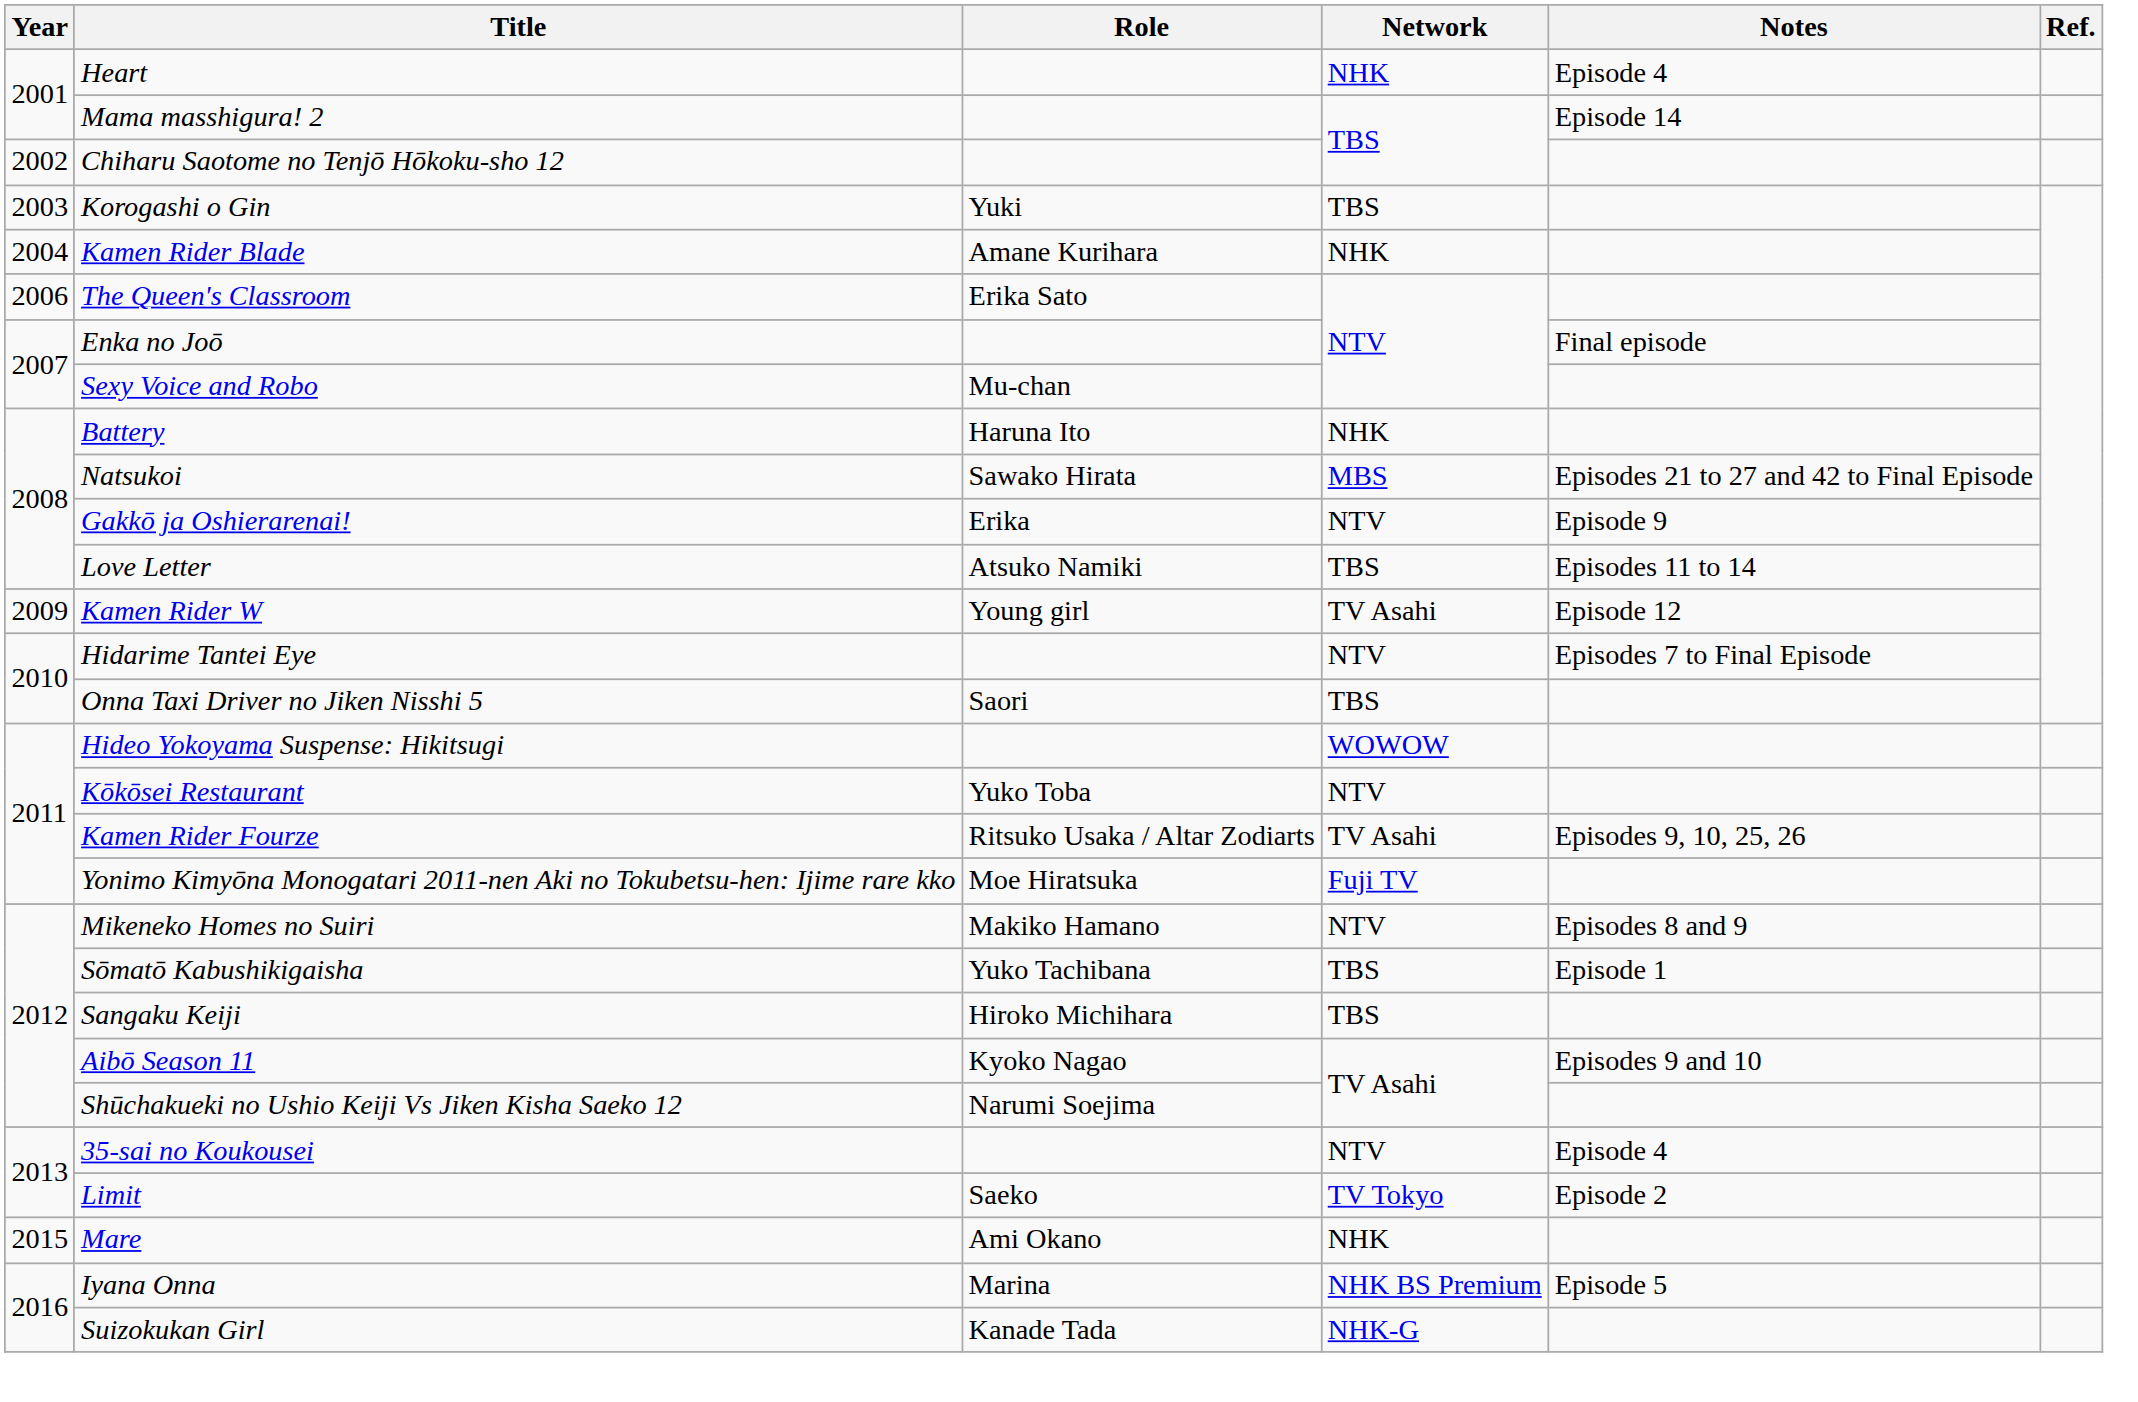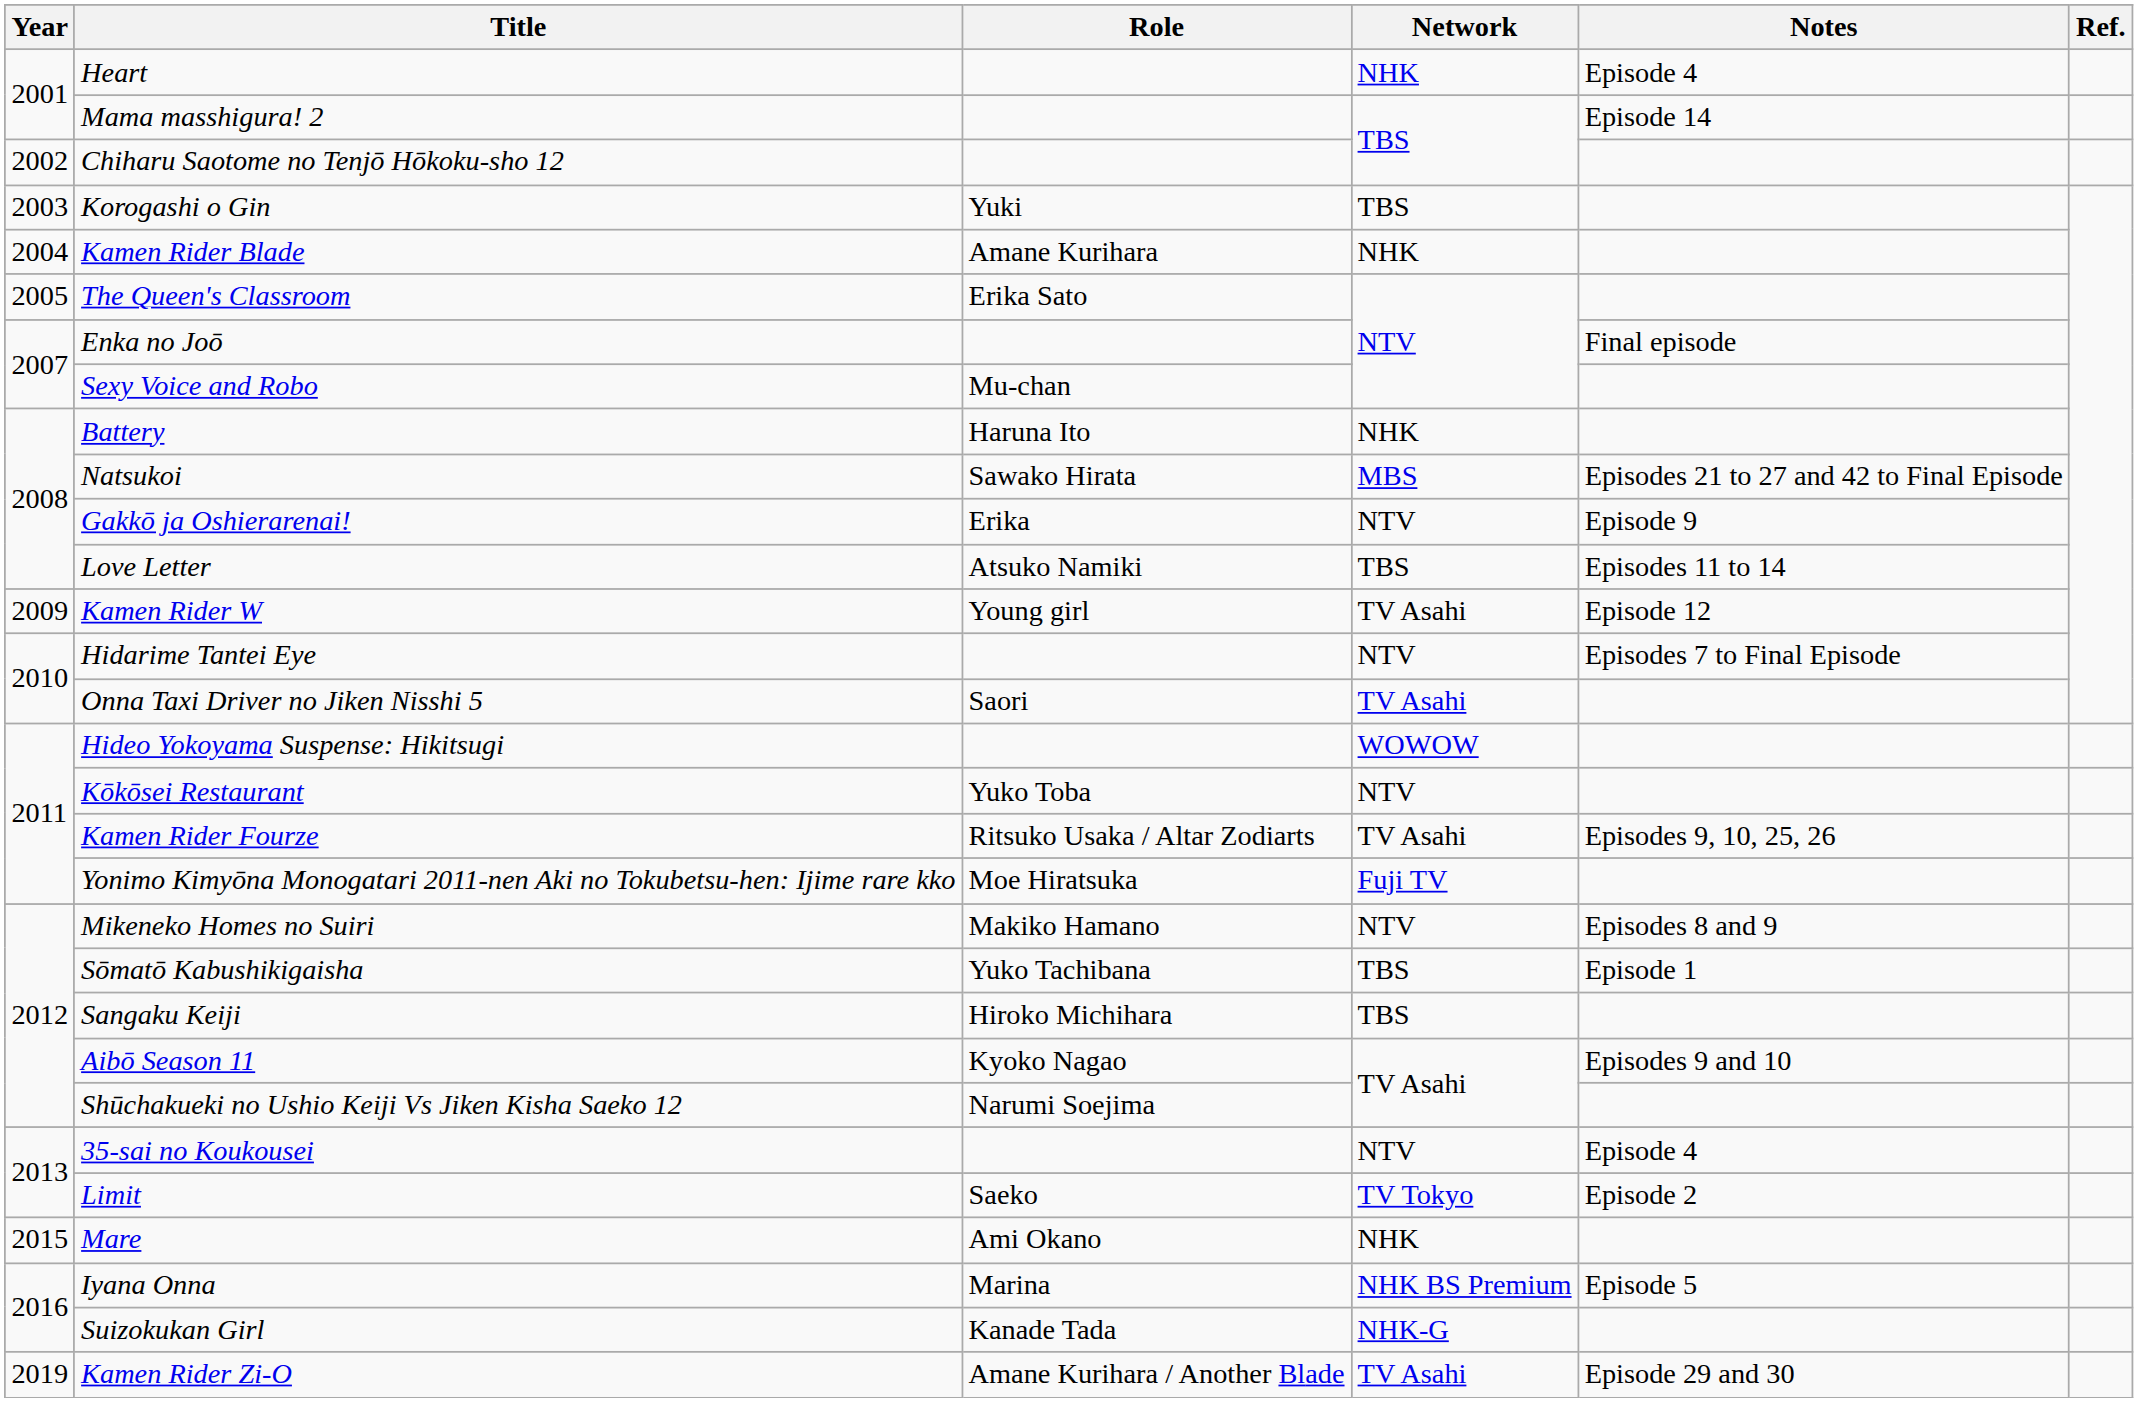(40, 296) 2006 -> (40, 296) 2005
(1354, 700) TBS -> (1412, 700) TV Asahi
+ row: (187, 1374)
